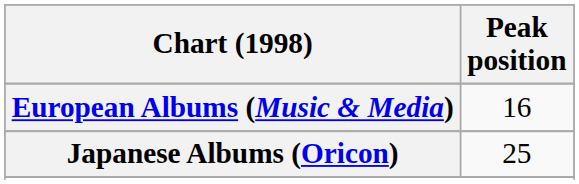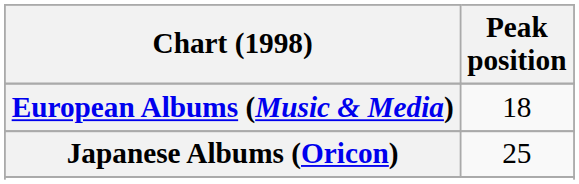(517, 107) 16 -> (517, 107) 18
